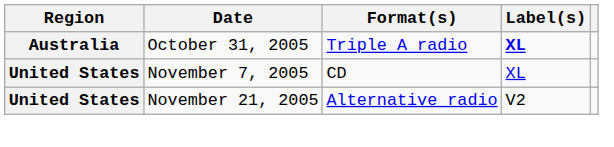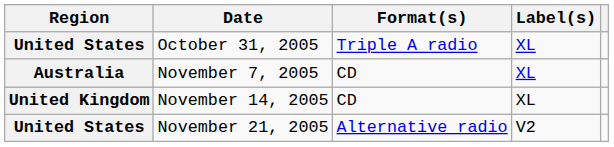(74, 46) Australia -> (79, 46) United States
(516, 46) bold -> (526, 46) normal
(74, 73) United States -> (79, 73) Australia
+ row: (243, 100)
